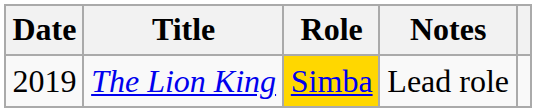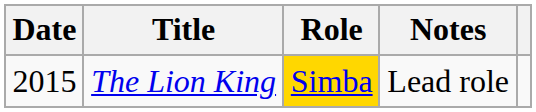(44, 80) 2019 -> (44, 80) 2015
